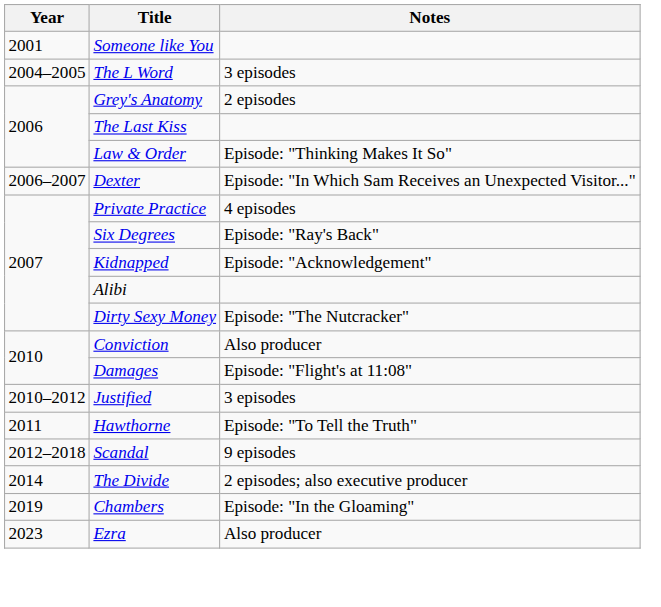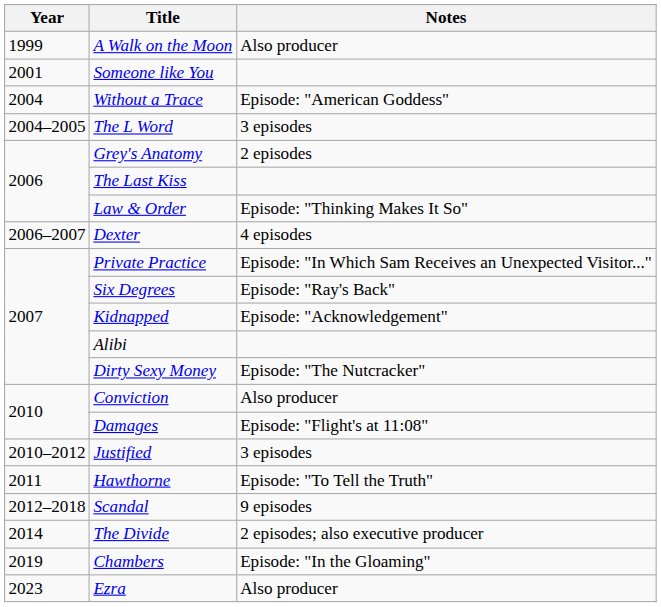+ row: (163, 45)
+ row: (148, 99)
(430, 180) Episode: "In Which Sam Receives an Unexpected Visitor..." -> (276, 235) 4 episodes
(260, 208) 4 episodes -> (446, 262) Episode: "In Which Sam Receives an Unexpected Visitor..."
